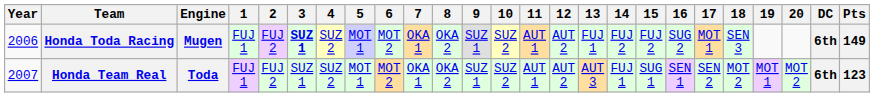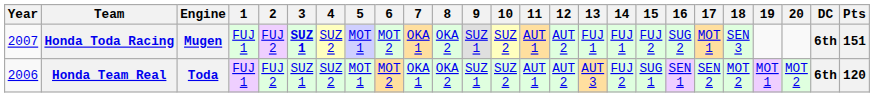(23, 42) 2006 -> (23, 42) 2007
(622, 42) FUJ 2 -> (622, 42) FUJ 1
(855, 42) 149 -> (855, 42) 151
(23, 75) 2007 -> (23, 75) 2006
(622, 75) FUJ 1 -> (622, 75) FUJ 2
(855, 75) 123 -> (855, 75) 120
